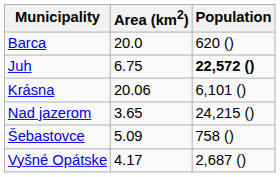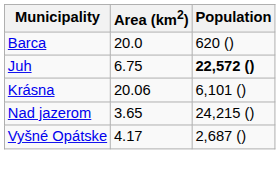- row: (46, 136)
